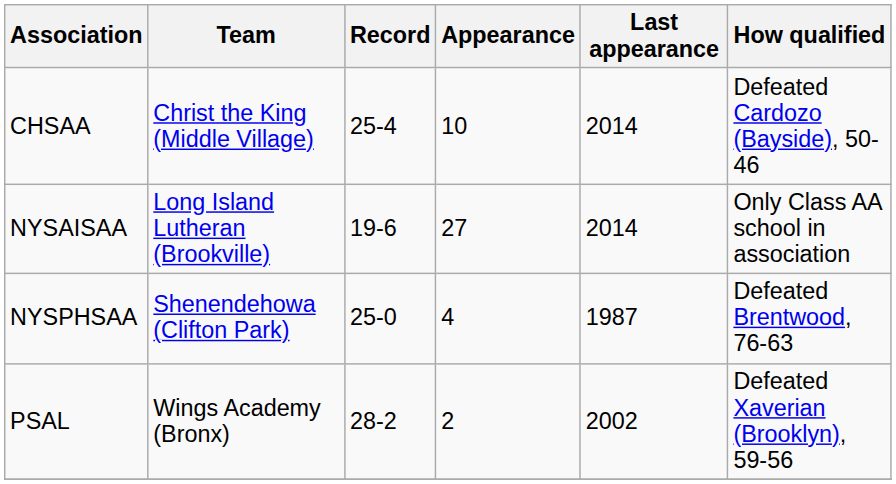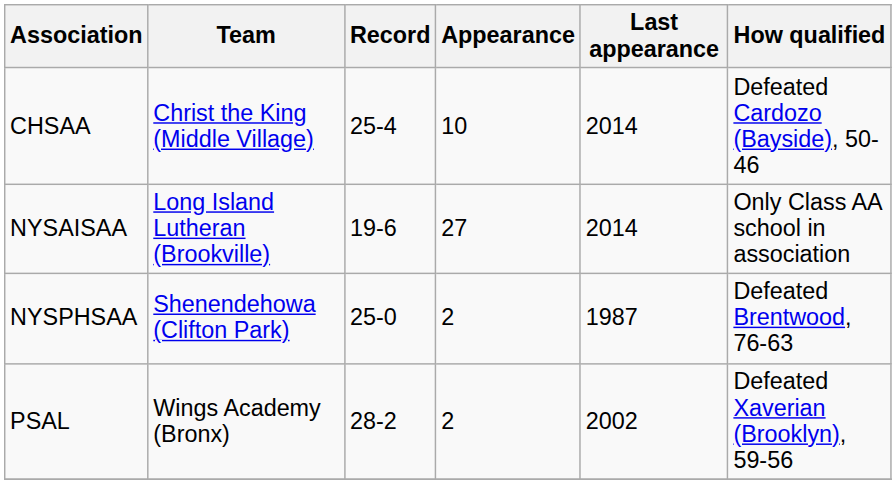(448, 318) 4 -> (448, 318) 2
